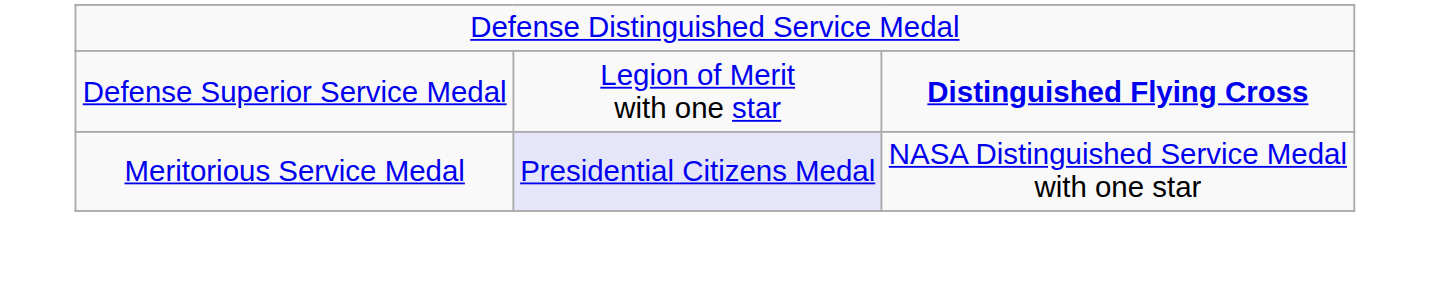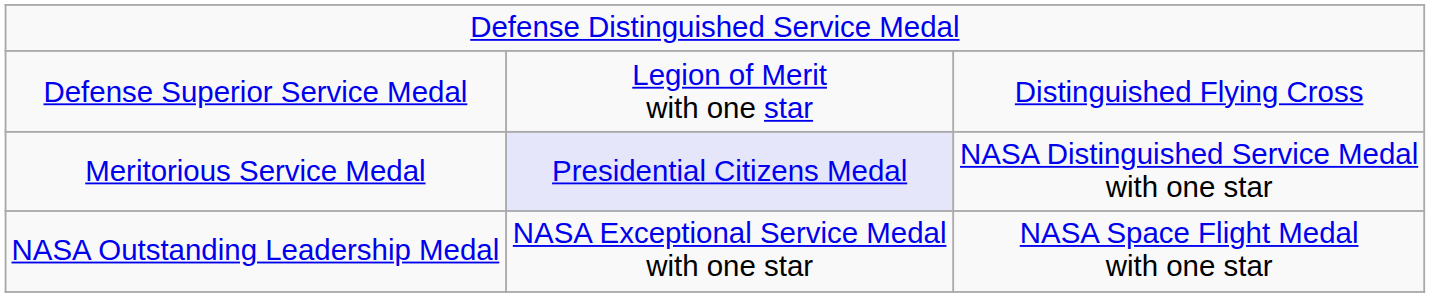(1118, 91) bold -> (1189, 91) normal
+ row: (255, 250)
